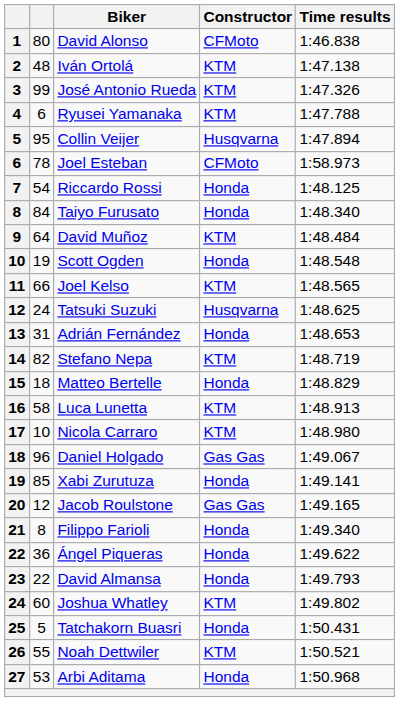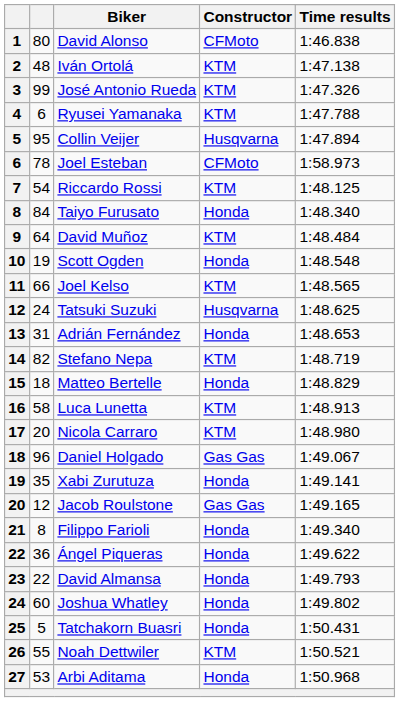(226, 187) Honda -> (220, 187) KTM
(41, 432) 10 -> (41, 432) 20
(41, 481) 85 -> (41, 481) 35
(220, 603) KTM -> (226, 603) Honda
